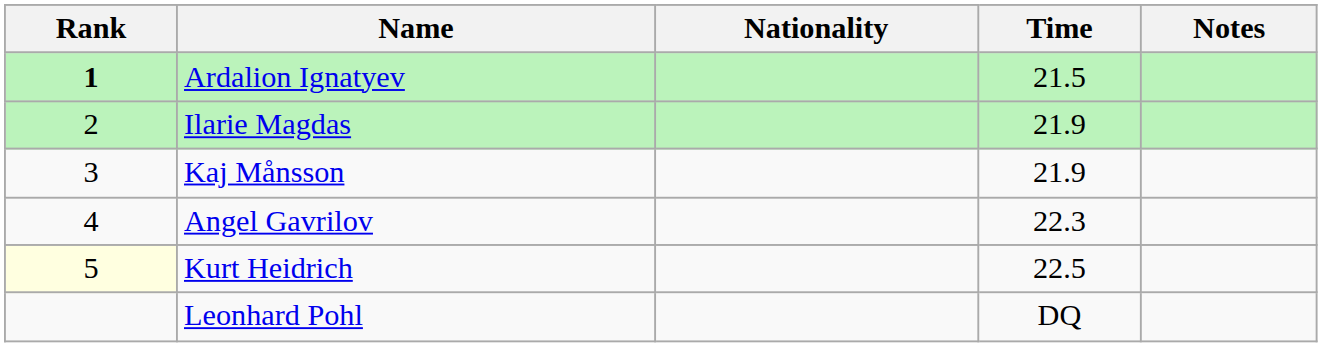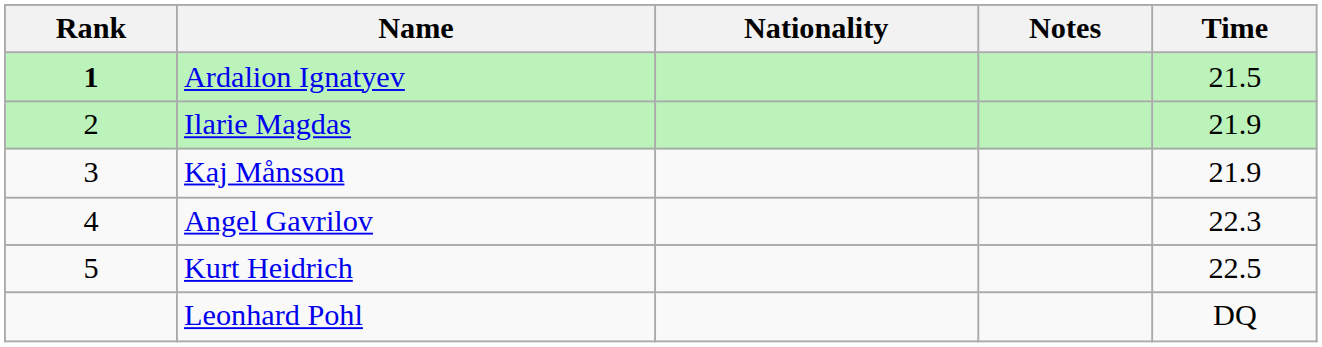columns swapped: (1059, 28) <-> (1229, 28)
(91, 268) lightyellow background -> (91, 268) no background
